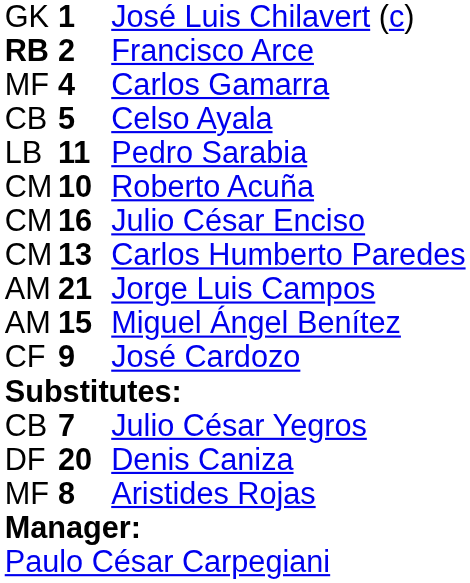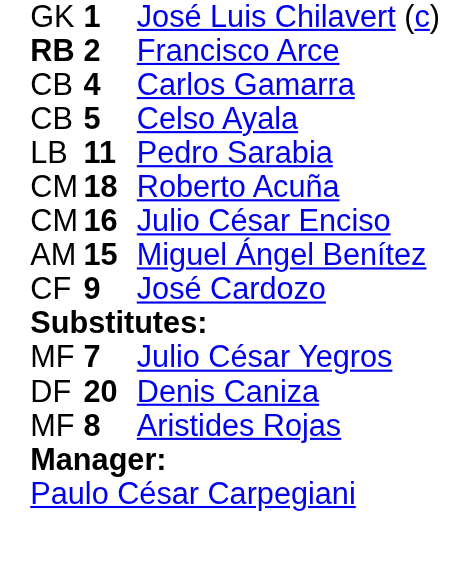(27, 84) MF -> (52, 84) CB
(75, 186) 10 -> (101, 186) 18
- row: (288, 255)
- row: (243, 289)
(26, 425) CB -> (52, 357) MF
